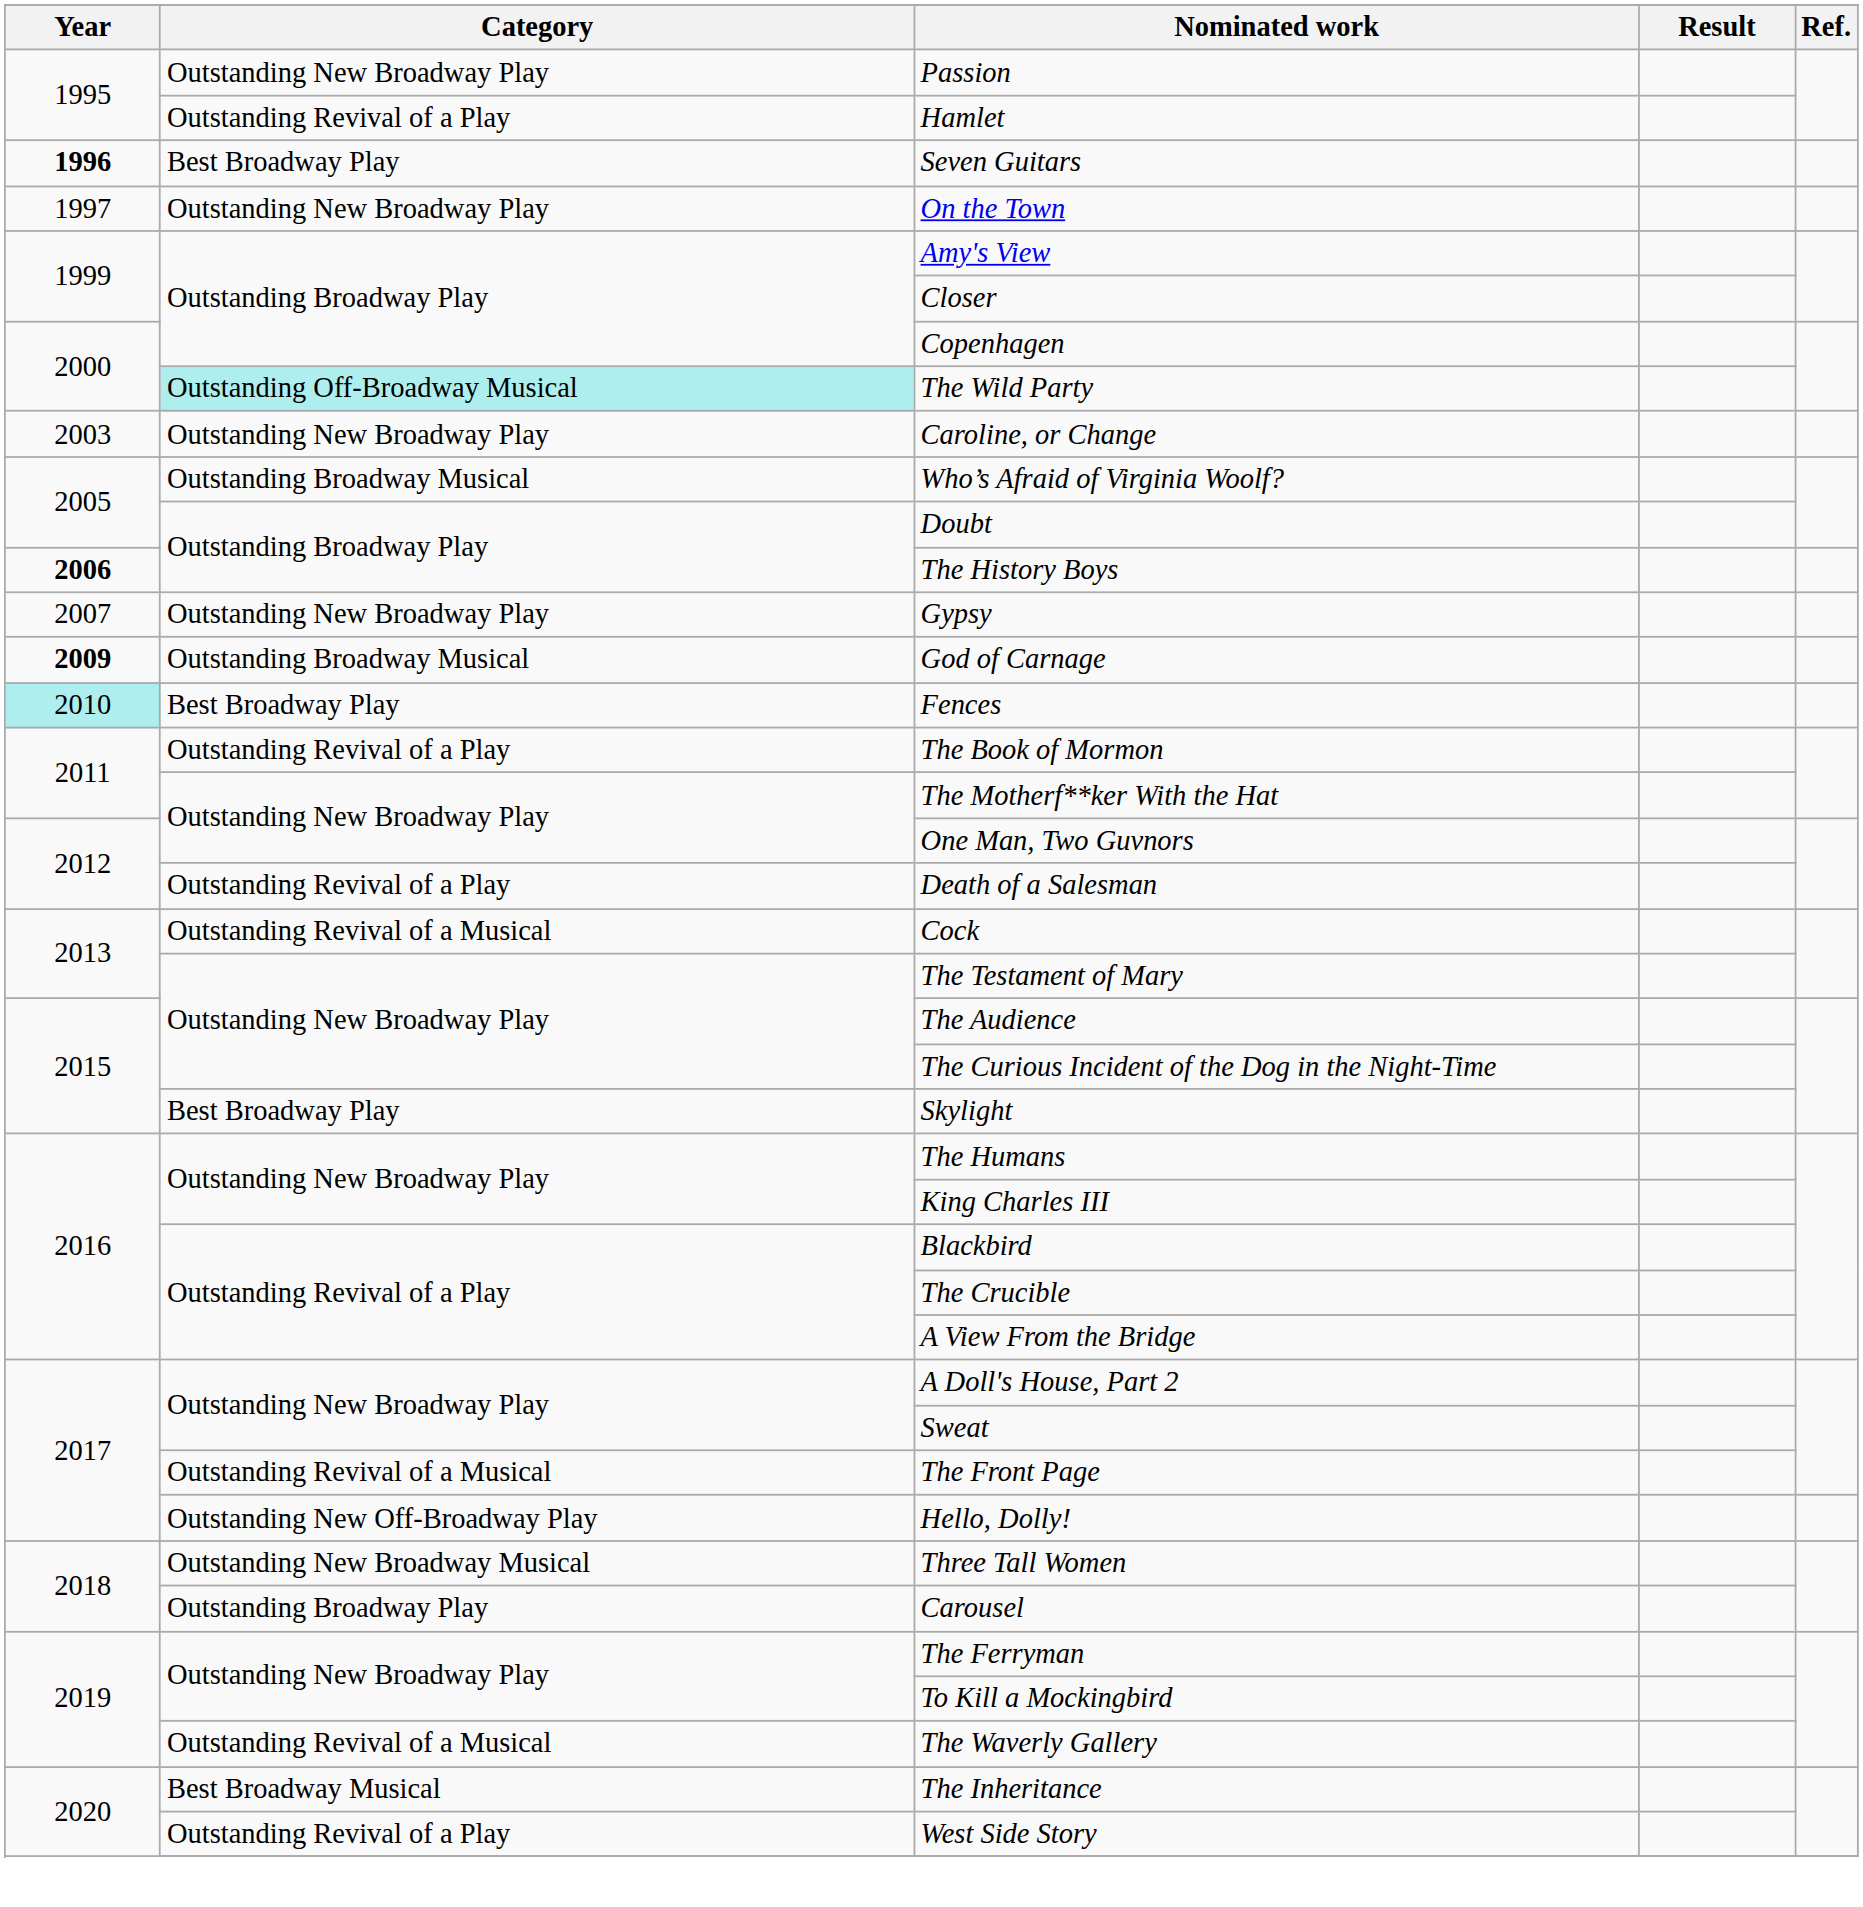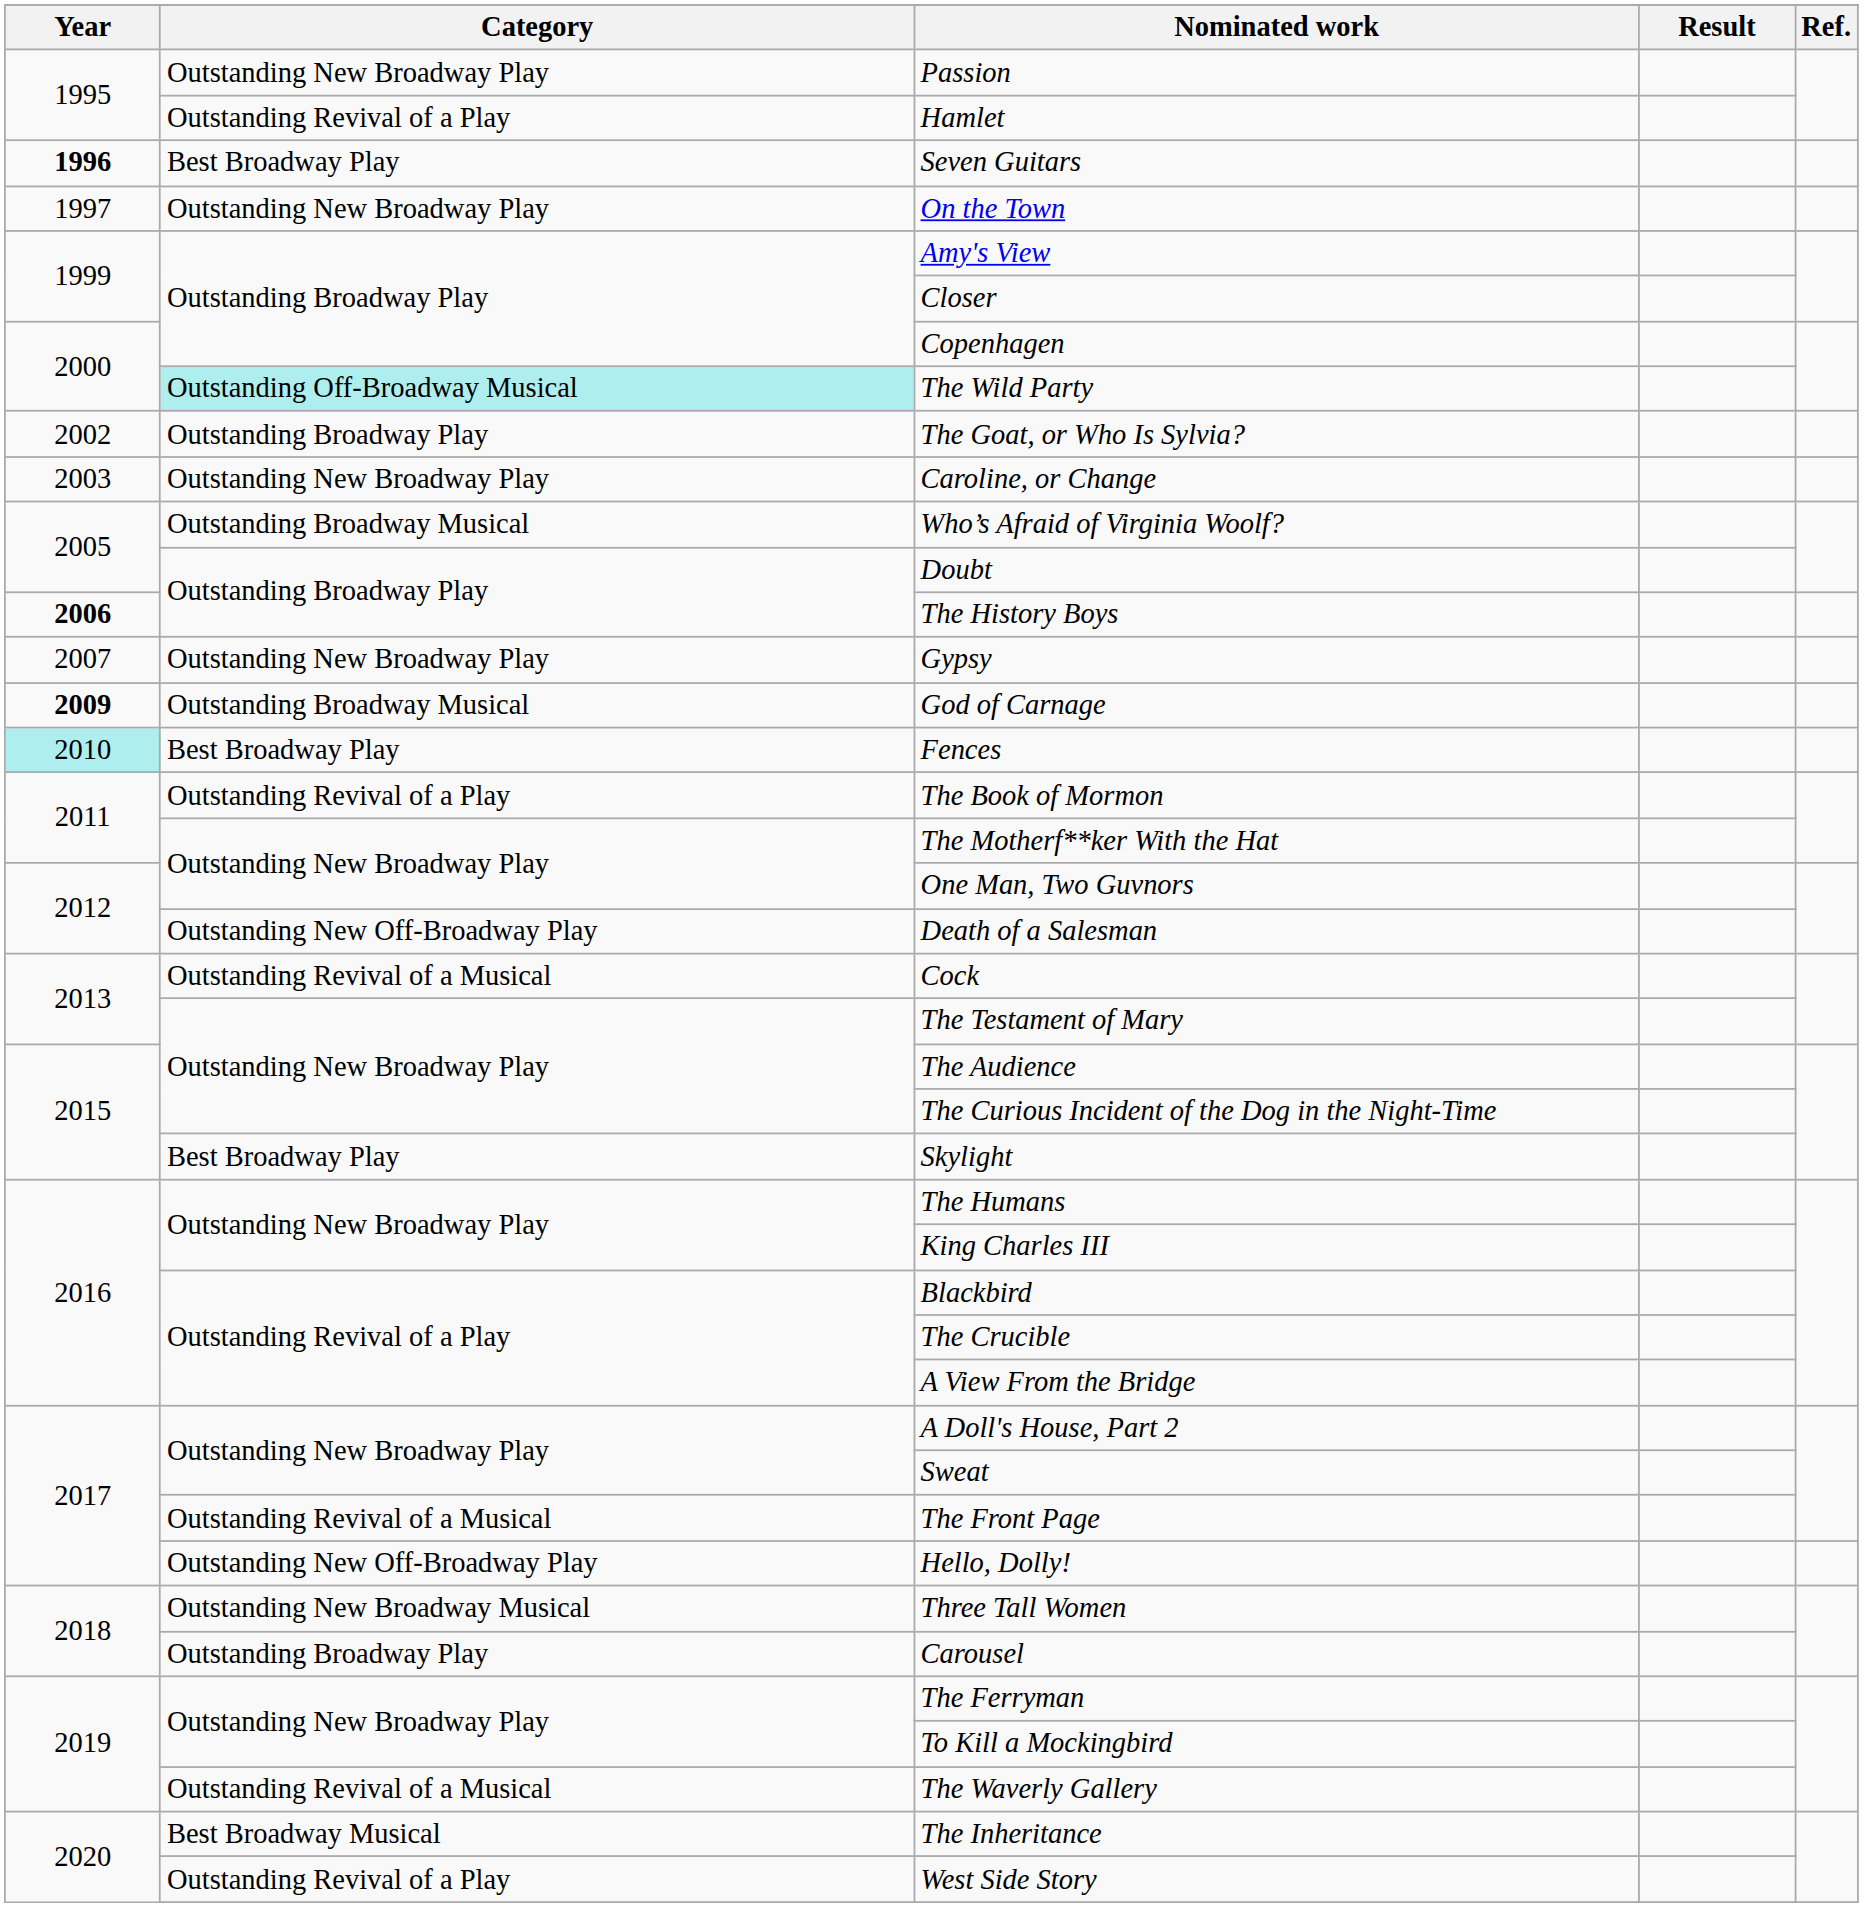+ row: (1083, 433)
(339, 885) Outstanding Revival of a Play -> (382, 930) Outstanding New Off-Broadway Play
